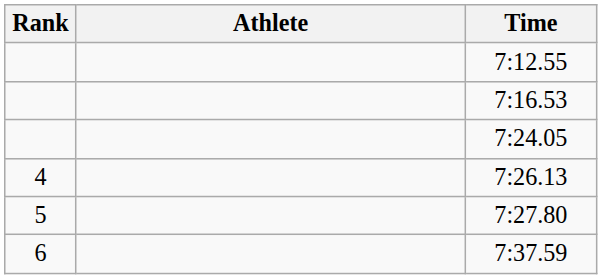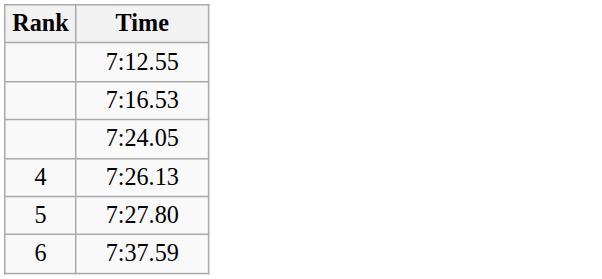- column: (271, 23)
